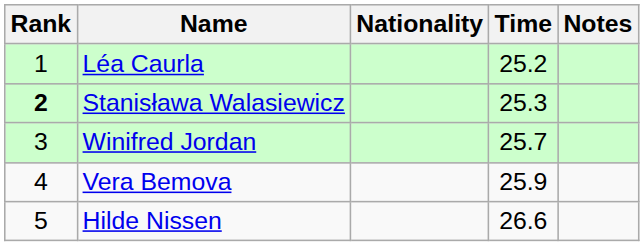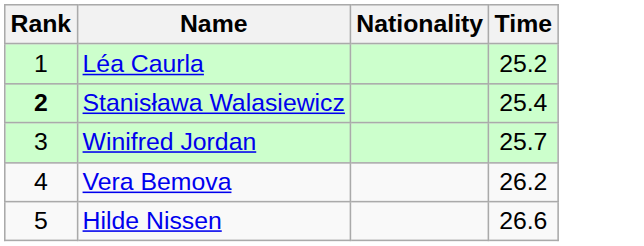- column: (598, 24)
(523, 102) 25.3 -> (523, 102) 25.4
(523, 181) 25.9 -> (523, 181) 26.2
